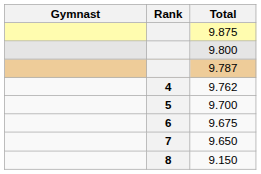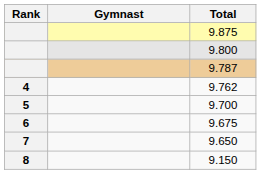columns swapped: (168, 14) <-> (75, 14)
